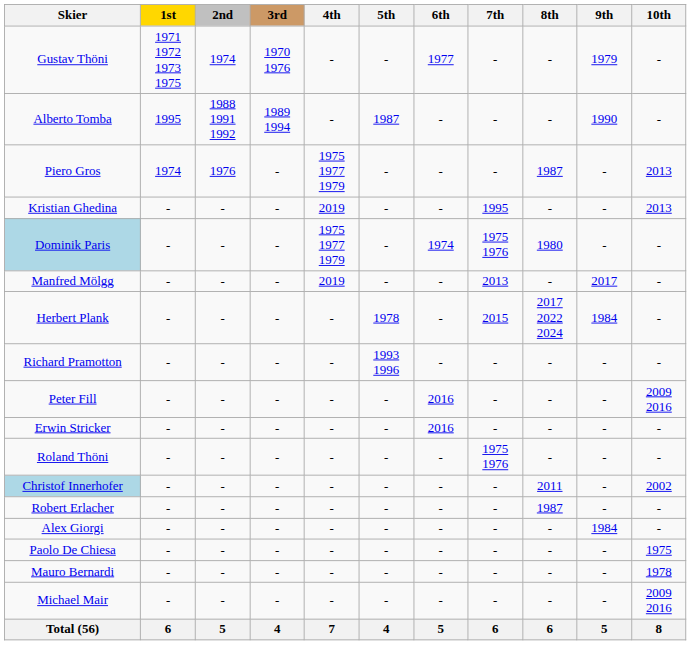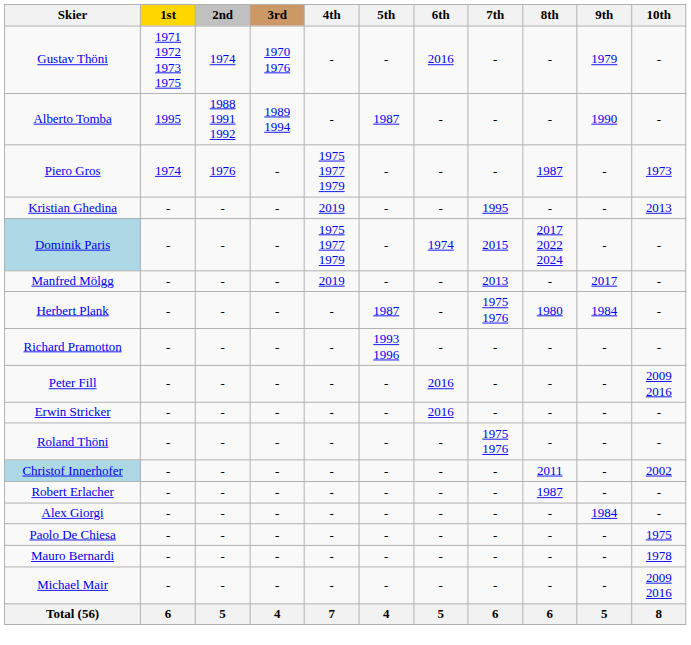(441, 59) 1977 -> (441, 59) 2016
(659, 171) 2013 -> (659, 171) 1973
(495, 244) 1975 1976 -> (495, 244) 2015
(550, 244) 1980 -> (550, 244) 2017 2022 2024
(386, 318) 1978 -> (386, 310) 1987
(495, 318) 2015 -> (495, 310) 1975 1976
(550, 318) 2017 2022 2024 -> (550, 310) 1980
